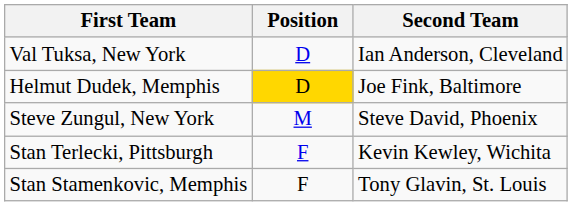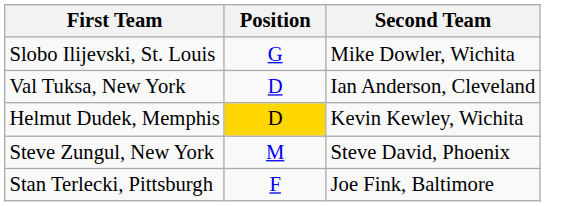+ row: (112, 53)
(440, 86) Joe Fink, Baltimore -> (427, 119) Kevin Kewley, Wichita
(455, 151) Kevin Kewley, Wichita -> (412, 184) Joe Fink, Baltimore
- row: (128, 184)
